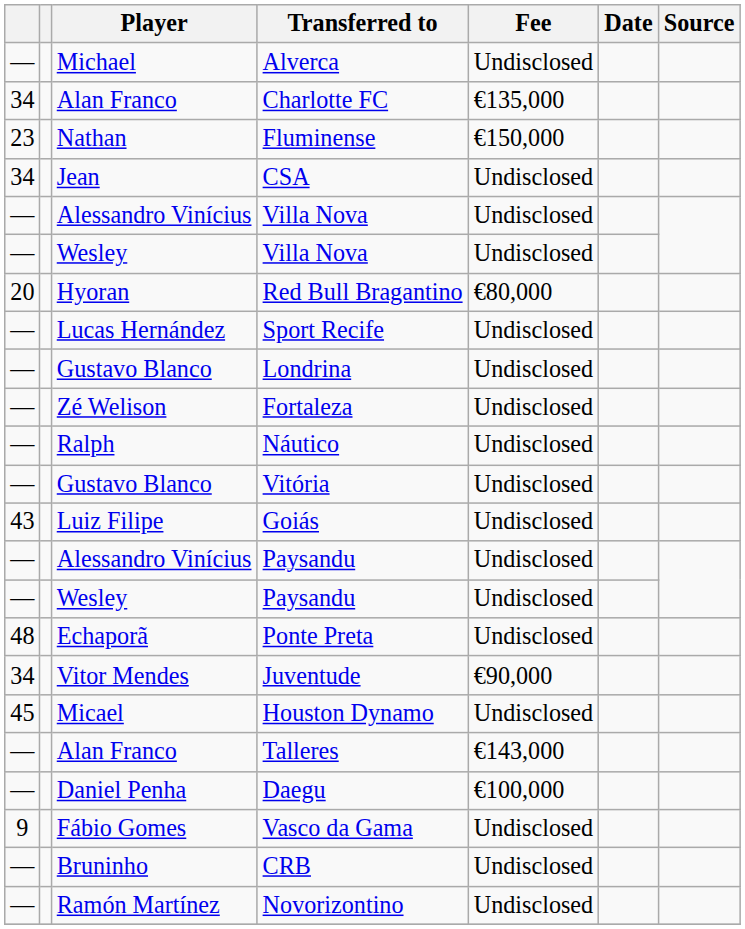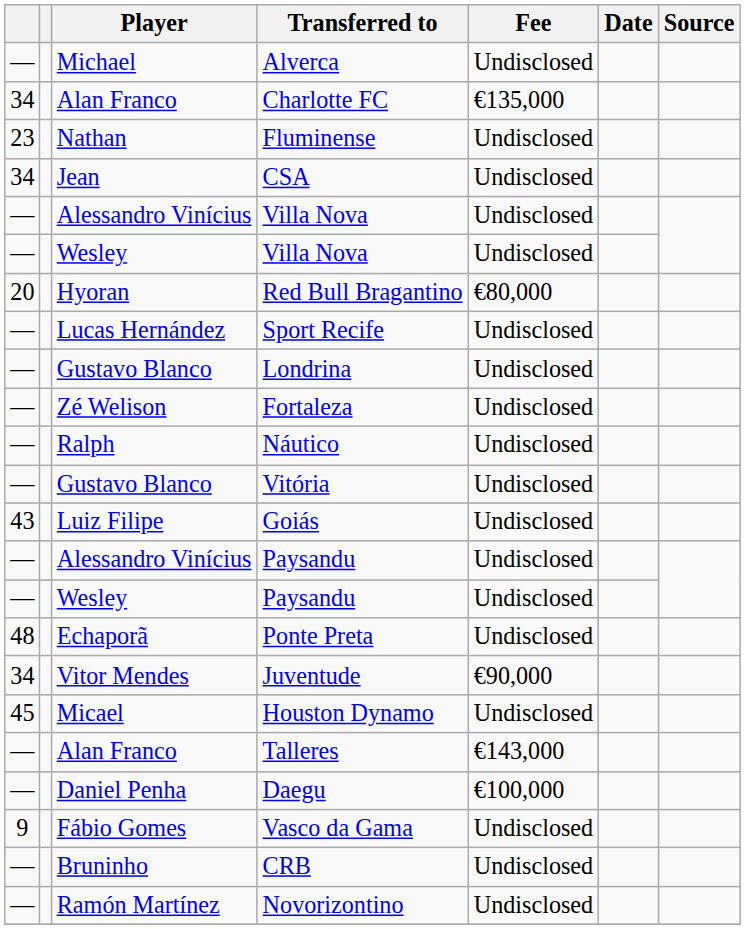(519, 138) €150,000 -> (533, 138) Undisclosed
